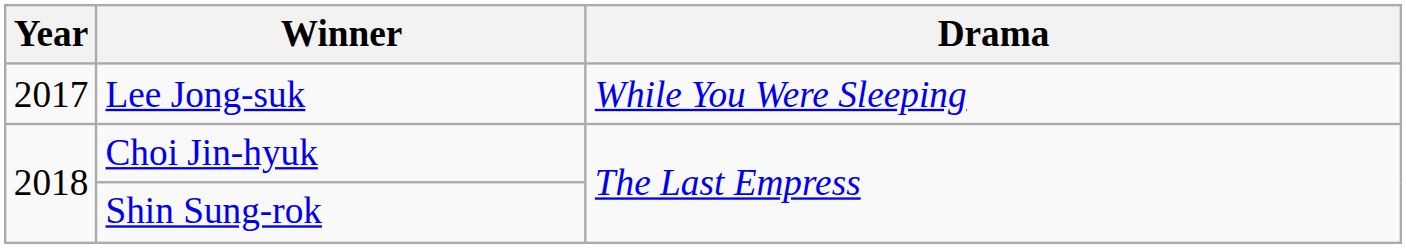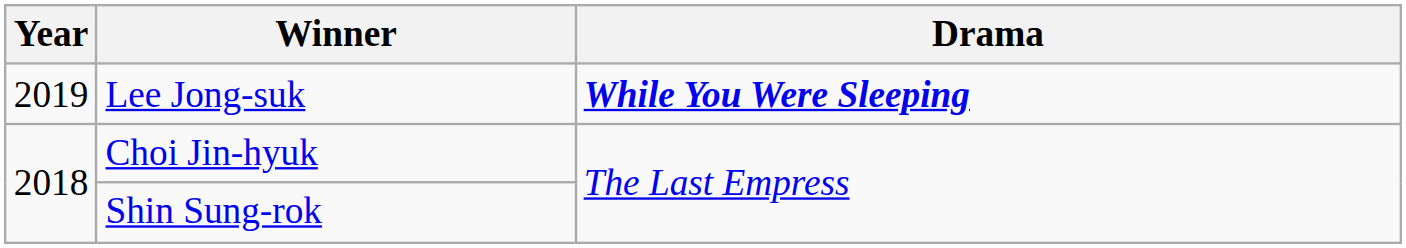(51, 93) 2017 -> (51, 93) 2019
(781, 93) normal -> (777, 93) bold
